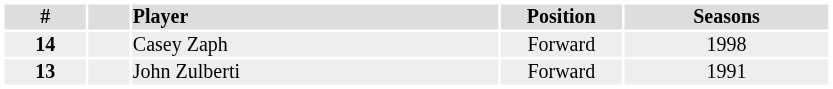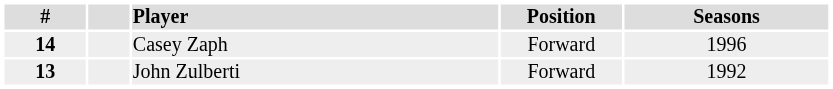(727, 44) 1998 -> (727, 44) 1996
(727, 71) 1991 -> (727, 71) 1992
